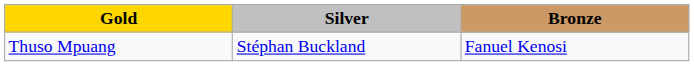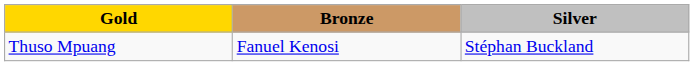columns swapped: (347, 18) <-> (575, 18)
